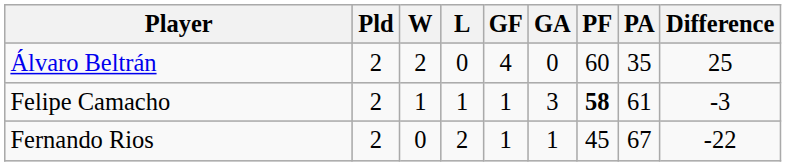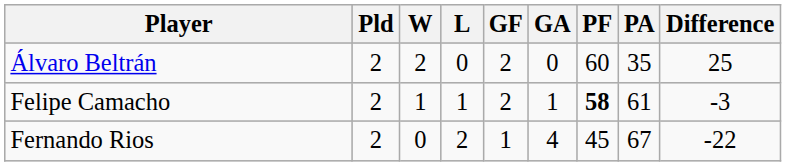(506, 62) 4 -> (506, 62) 2
(506, 101) 1 -> (506, 101) 2
(552, 101) 3 -> (552, 101) 1
(552, 140) 1 -> (552, 140) 4
